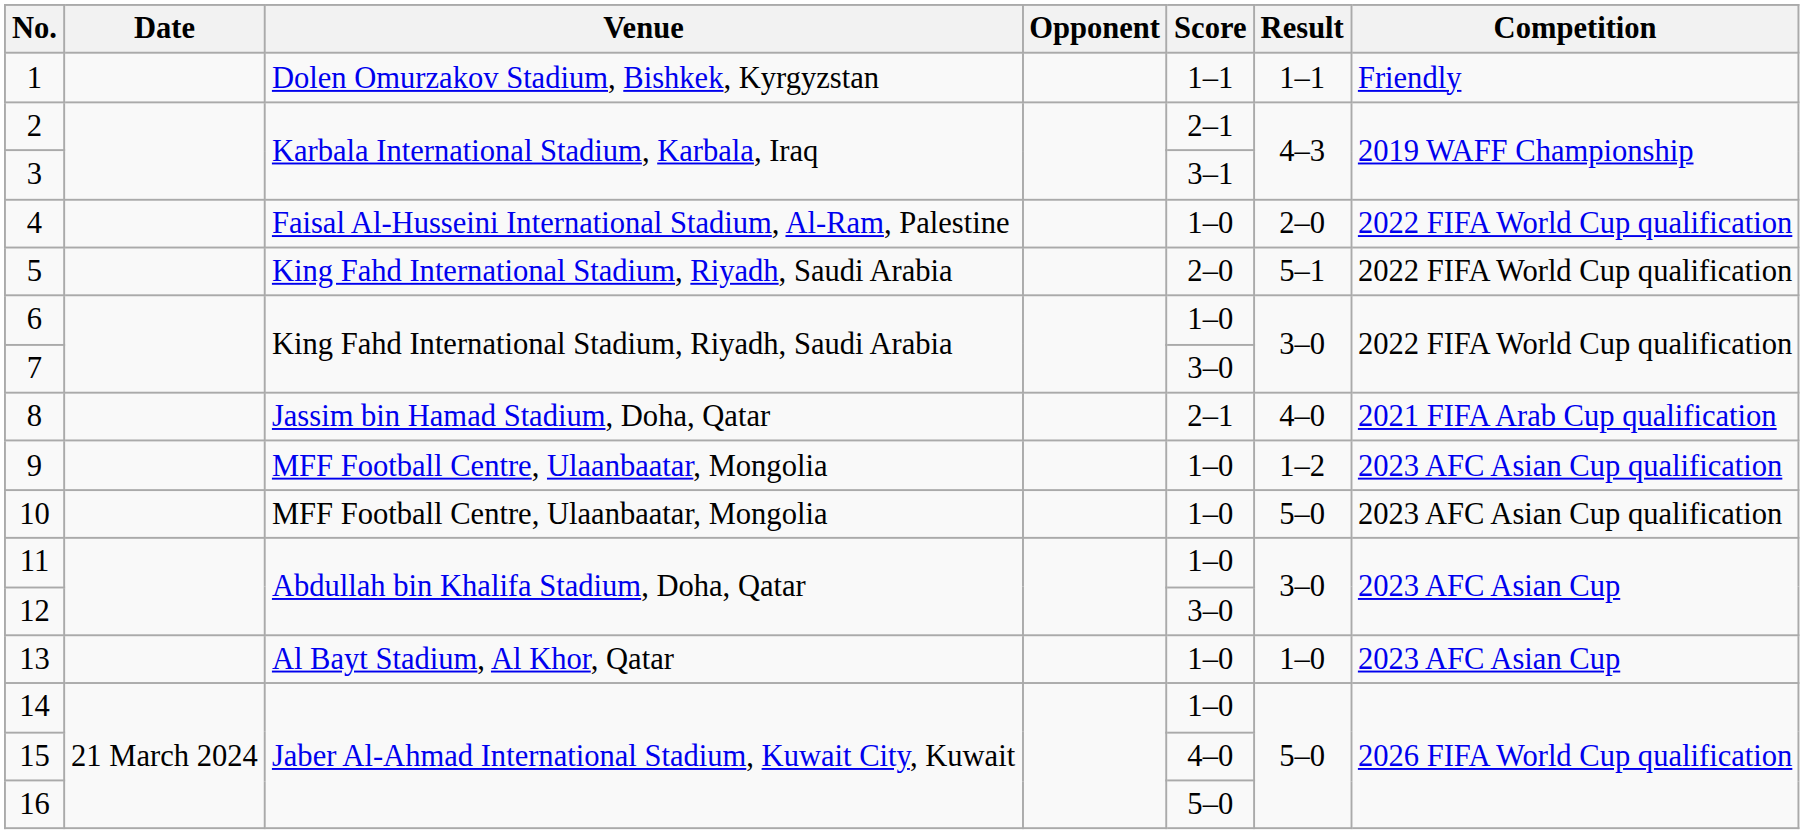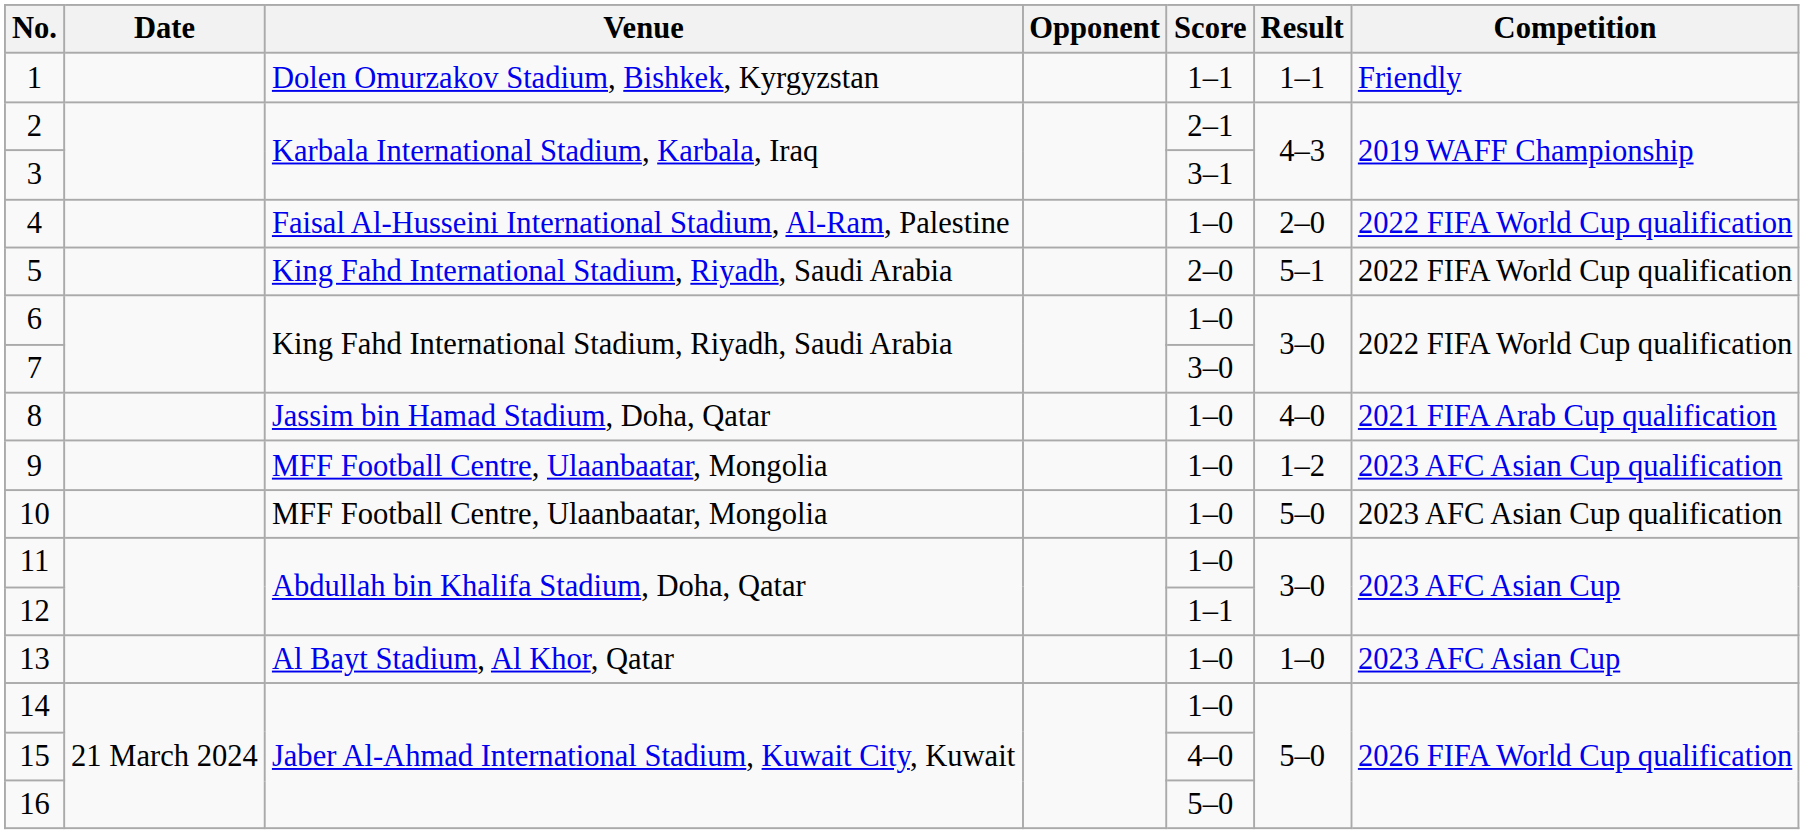(1210, 416) 2–1 -> (1210, 416) 1–0
(1210, 610) 3–0 -> (1210, 610) 1–1
